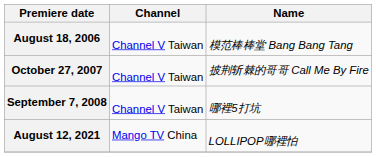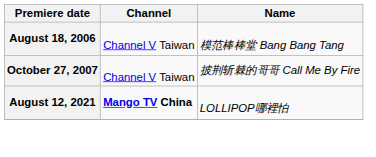- row: (57, 102)
(155, 135) normal -> (148, 102) bold
